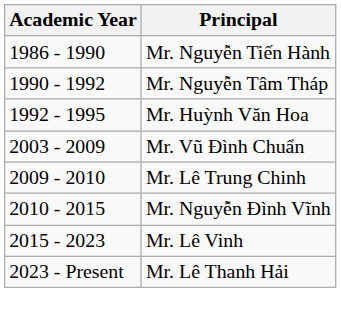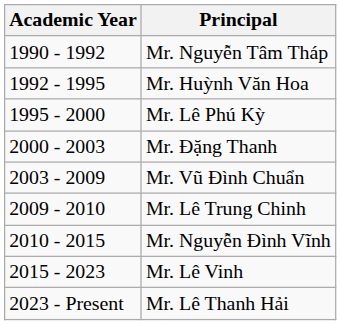- row: (238, 51)
+ row: (205, 114)
+ row: (212, 146)
